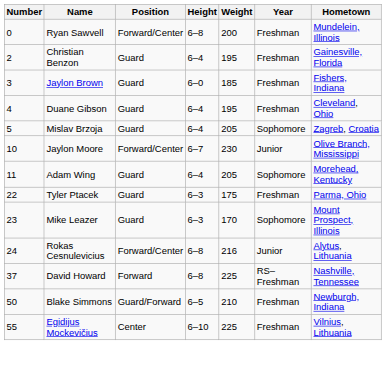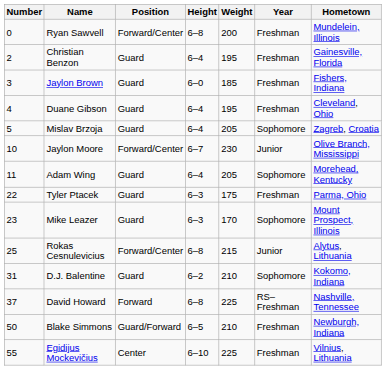(12, 251) 24 -> (12, 251) 25
(229, 251) 216 -> (229, 251) 215
+ row: (76, 276)
